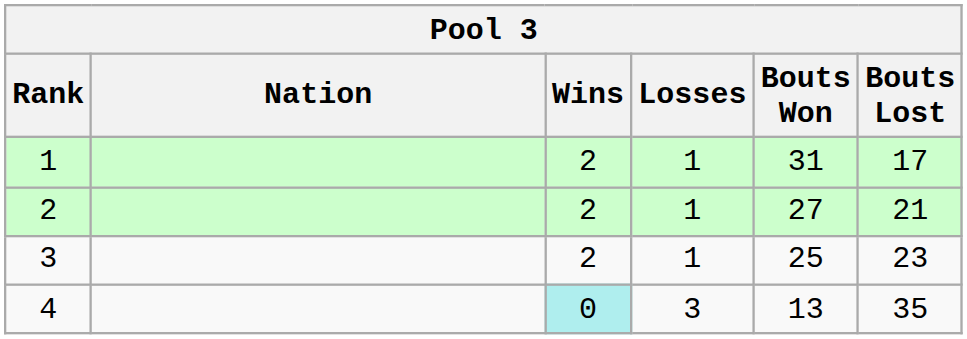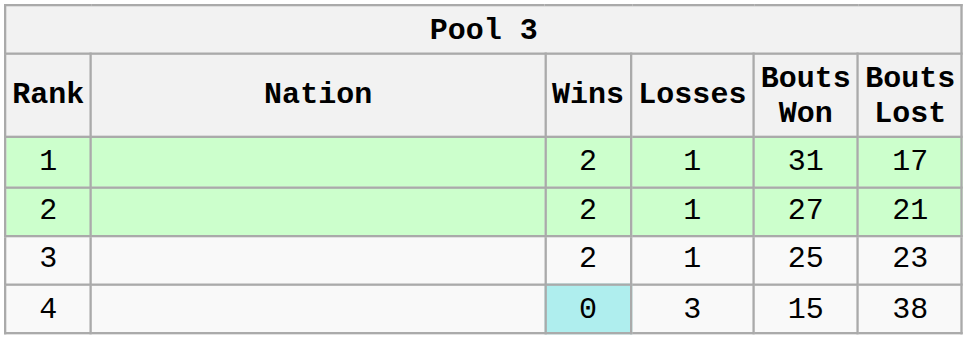(806, 309) 13 -> (806, 309) 15
(910, 309) 35 -> (910, 309) 38
